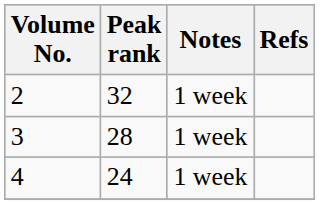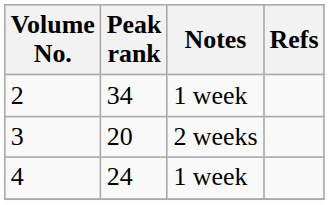(120, 95) 32 -> (120, 95) 34
(120, 136) 28 -> (120, 136) 20
(210, 136) 1 week -> (216, 136) 2 weeks
